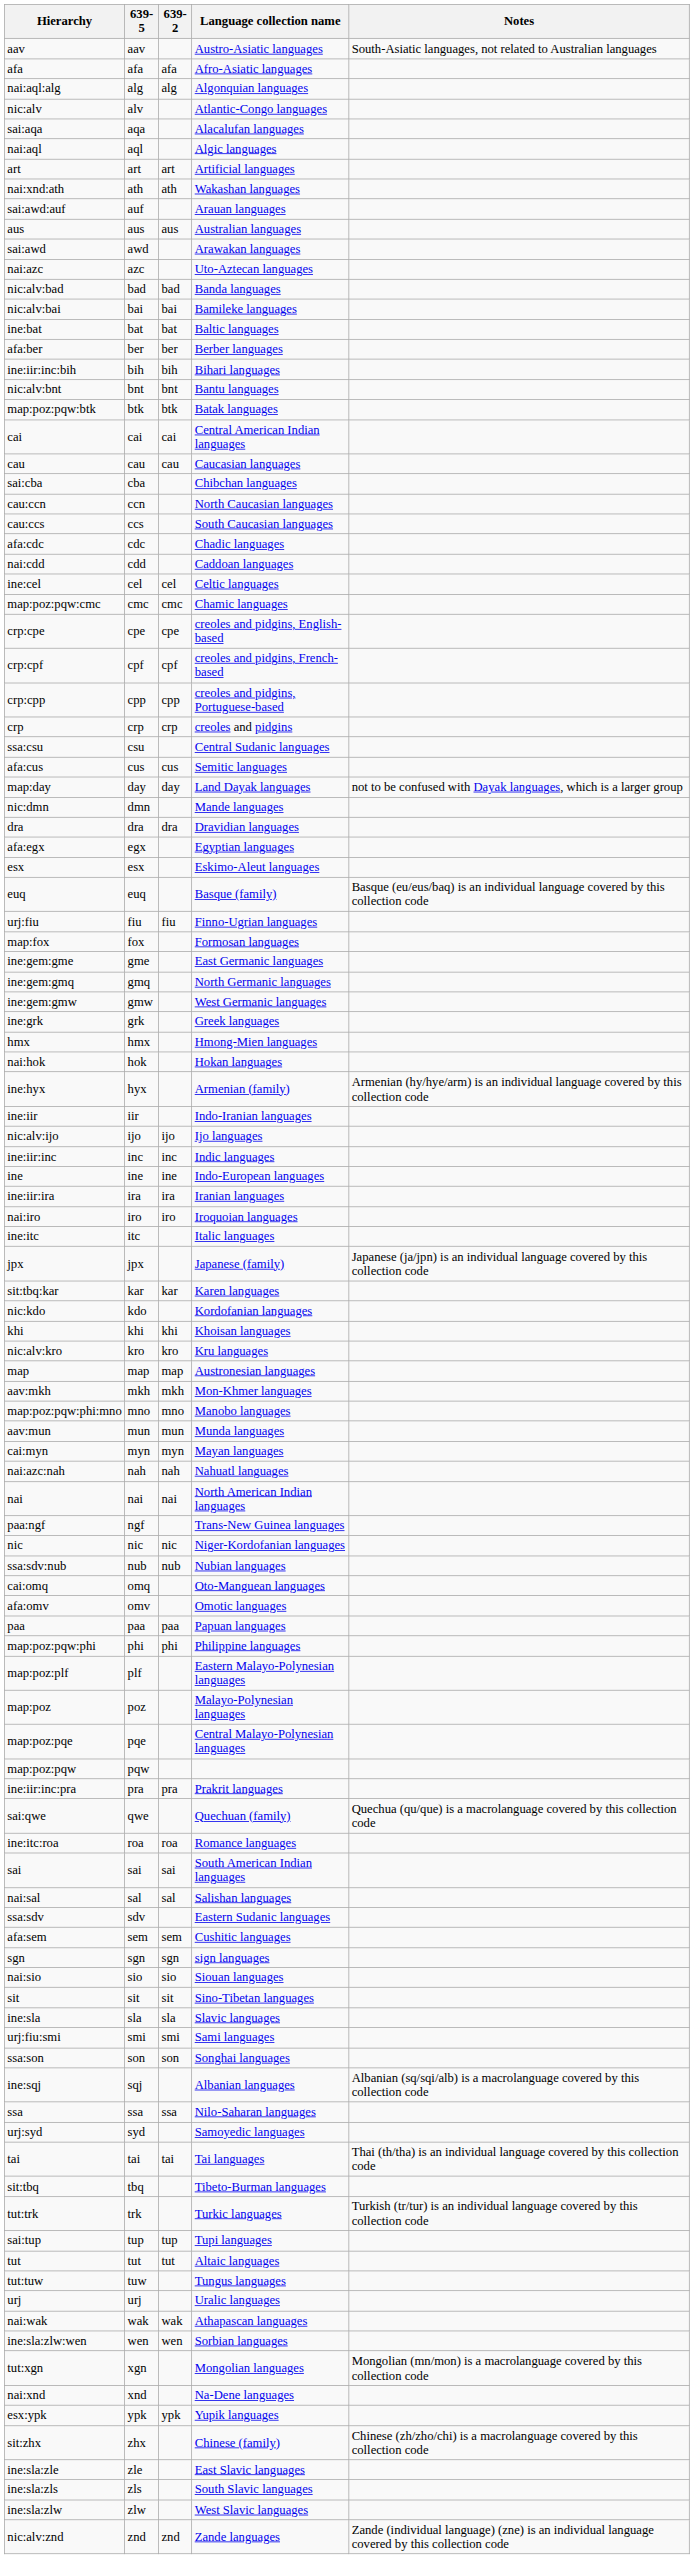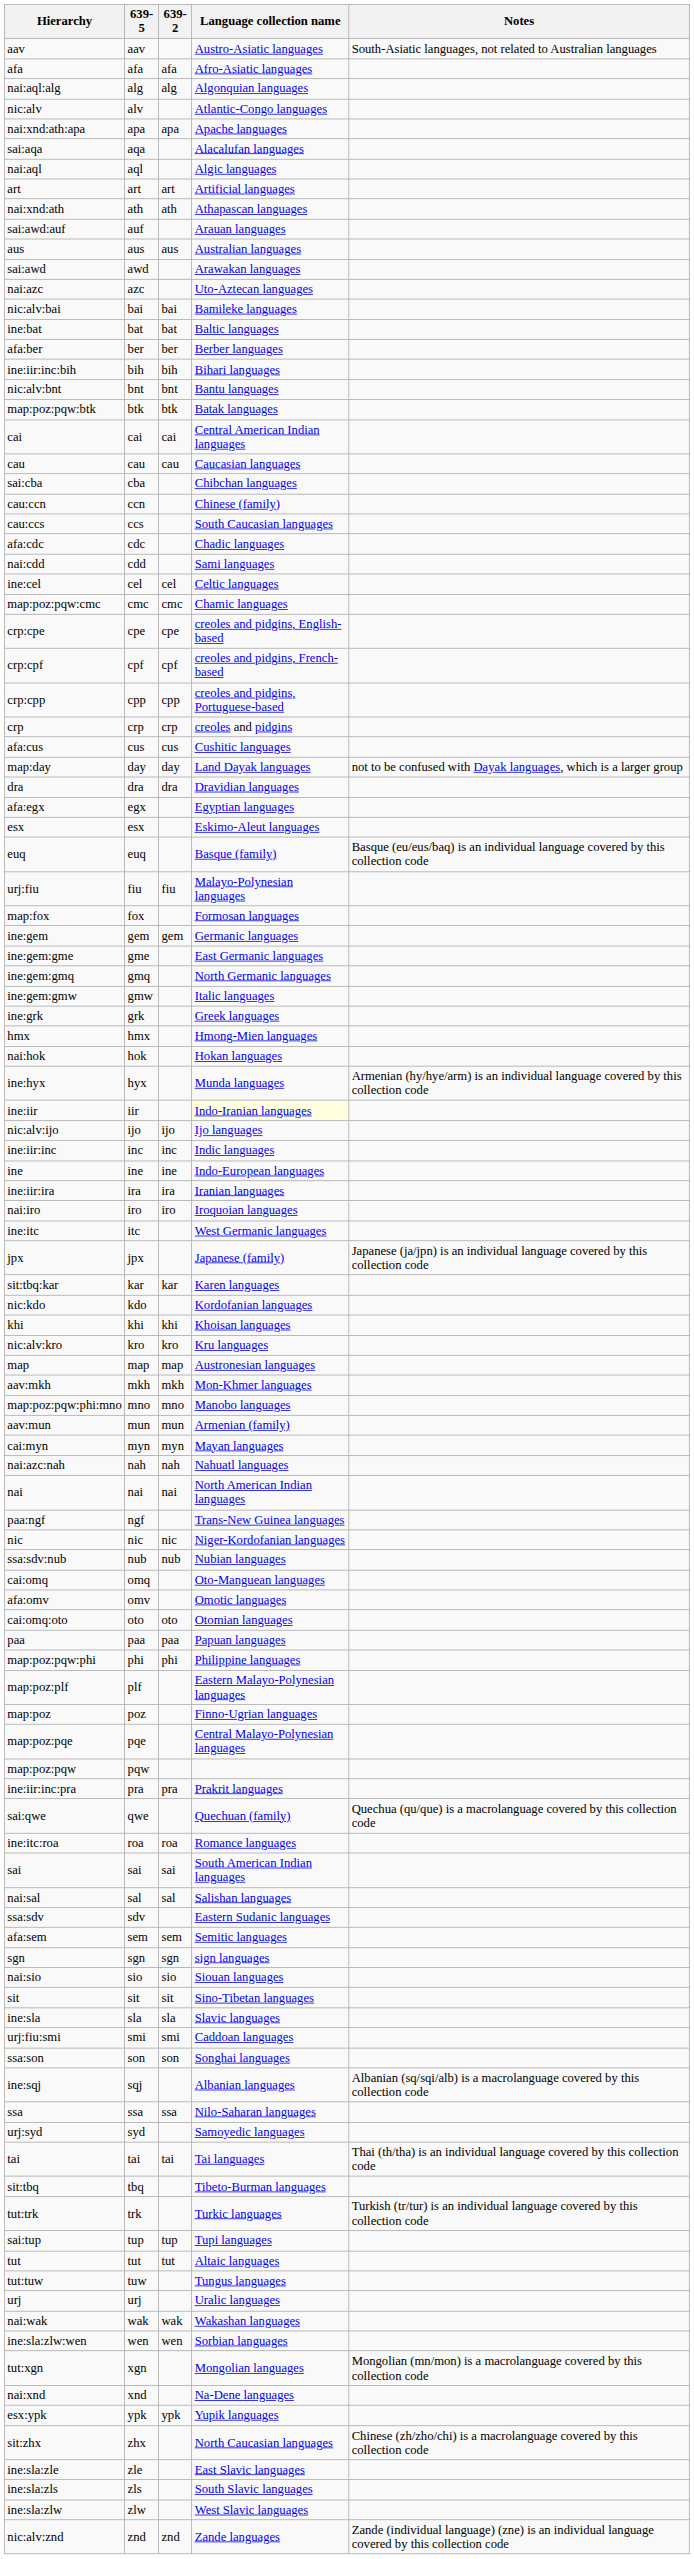+ row: (46, 128)
(247, 189) Wakashan languages -> (251, 209) Athapascan languages
- row: (35, 289)
(264, 504) North Caucasian languages -> (237, 504) Chinese (family)
(244, 564) Caddoan languages -> (235, 564) Sami languages
- row: (25, 747)
(241, 767) Semitic languages -> (243, 747) Cushitic languages
- row: (28, 807)
(256, 921) Finno-Ugrian languages -> (244, 888) Malayo-Polynesian languages
+ row: (28, 935)
(261, 1001) West Germanic languages -> (235, 996) Italic languages
(242, 1089) Armenian (family) -> (239, 1083) Munda languages
(253, 1116) no background -> (253, 1110) lightyellow background
(235, 1236) Italic languages -> (261, 1230) West Germanic languages
(239, 1431) Munda languages -> (242, 1425) Armenian (family)
+ row: (38, 1620)
(244, 1707) Malayo-Polynesian languages -> (256, 1714) Finno-Ugrian languages
(243, 1937) Cushitic languages -> (241, 1937) Semitic languages
(235, 2037) Sami languages -> (244, 2037) Caddoan languages
(251, 2321) Athapascan languages -> (247, 2321) Wakashan languages
(237, 2442) Chinese (family) -> (264, 2442) North Caucasian languages
